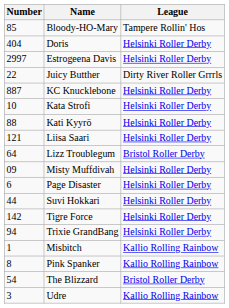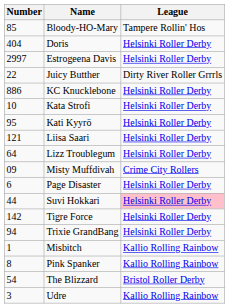(14, 91) 887 -> (14, 91) 886
(12, 122) 88 -> (12, 122) 95
(164, 153) Bristol Roller Derby -> (167, 153) Helsinki Roller Derby
(167, 169) Helsinki Roller Derby -> (161, 169) Crime City Rollers
(167, 201) no background -> (167, 201) pink background
